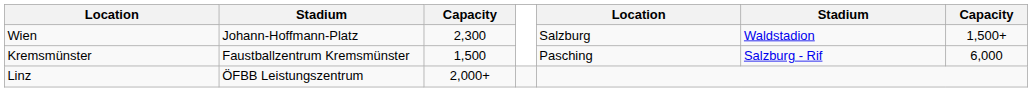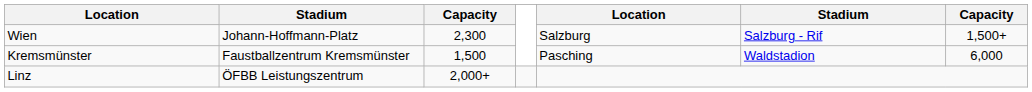(779, 35) Waldstadion -> (783, 35) Salzburg - Rif
(783, 55) Salzburg - Rif -> (779, 55) Waldstadion
